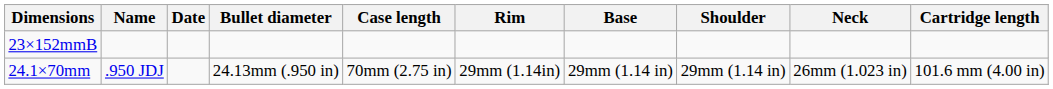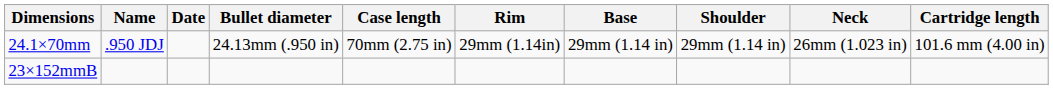rows swapped: (53, 44) <-> (49, 71)
